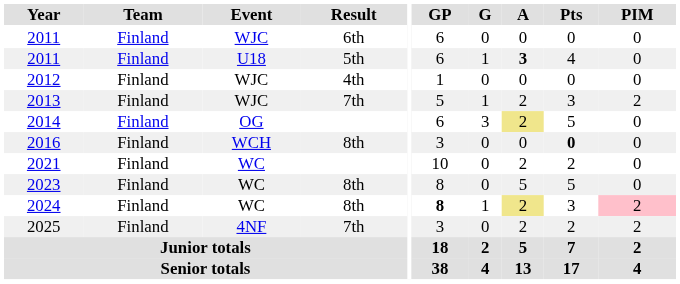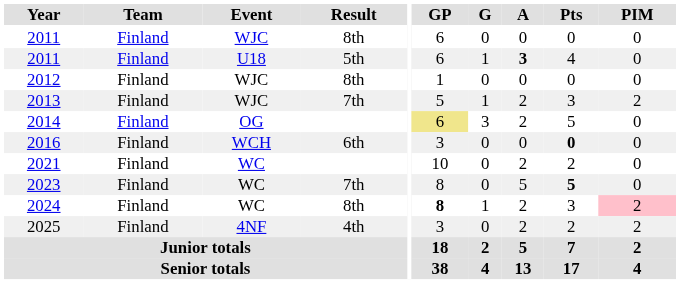(354, 37) 6th -> (354, 37) 8th
(354, 79) 4th -> (354, 79) 8th
(440, 121) no background -> (440, 121) khaki background
(523, 121) khaki background -> (523, 121) no background
(354, 142) 8th -> (354, 142) 6th
(354, 184) 8th -> (354, 184) 7th
(571, 184) normal -> (571, 184) bold
(523, 205) khaki background -> (523, 205) no background
(354, 226) 7th -> (354, 226) 4th
